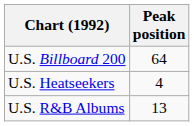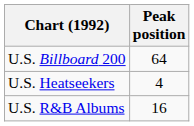(159, 108) 13 -> (159, 108) 16
